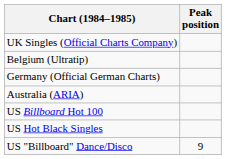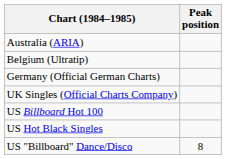rows swapped: (45, 94) <-> (92, 42)
(201, 146) 9 -> (201, 146) 8
